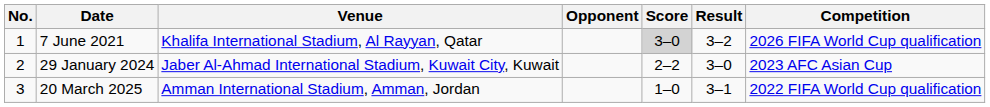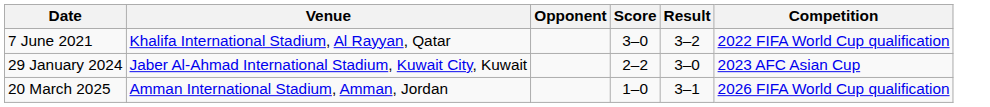- column: (20, 16)
(667, 41) lightgrey background -> (635, 41) no background
(865, 41) 2026 FIFA World Cup qualification -> (834, 41) 2022 FIFA World Cup qualification
(865, 89) 2022 FIFA World Cup qualification -> (834, 89) 2026 FIFA World Cup qualification
